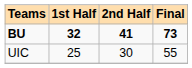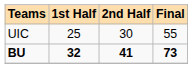rows swapped: (18, 53) <-> (17, 34)
